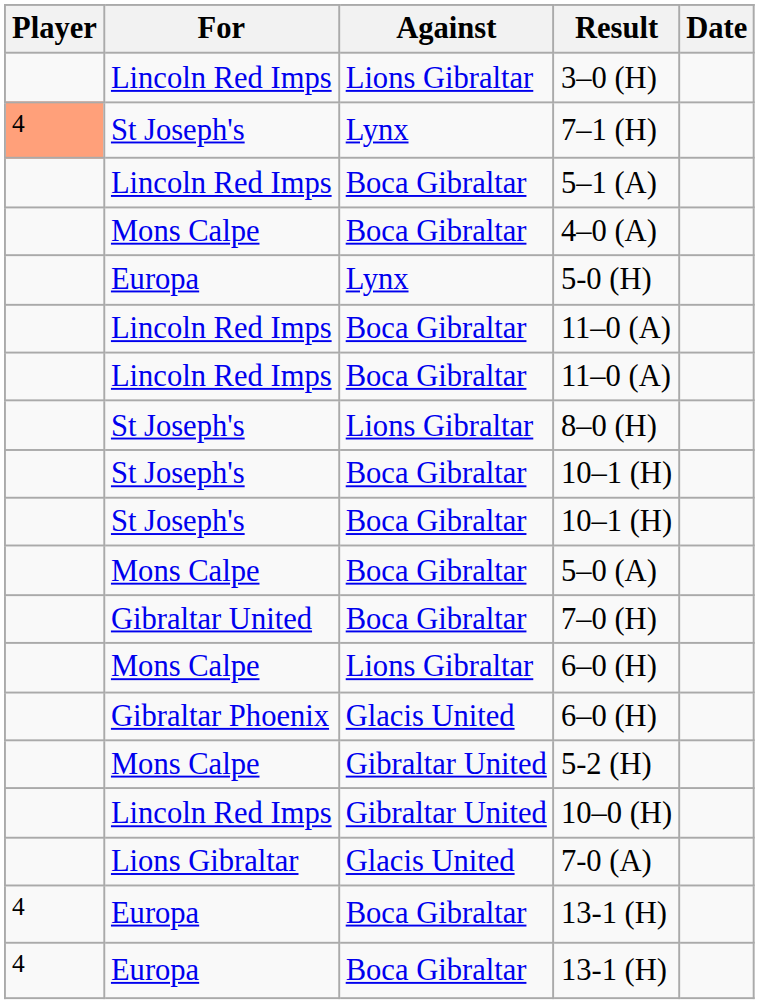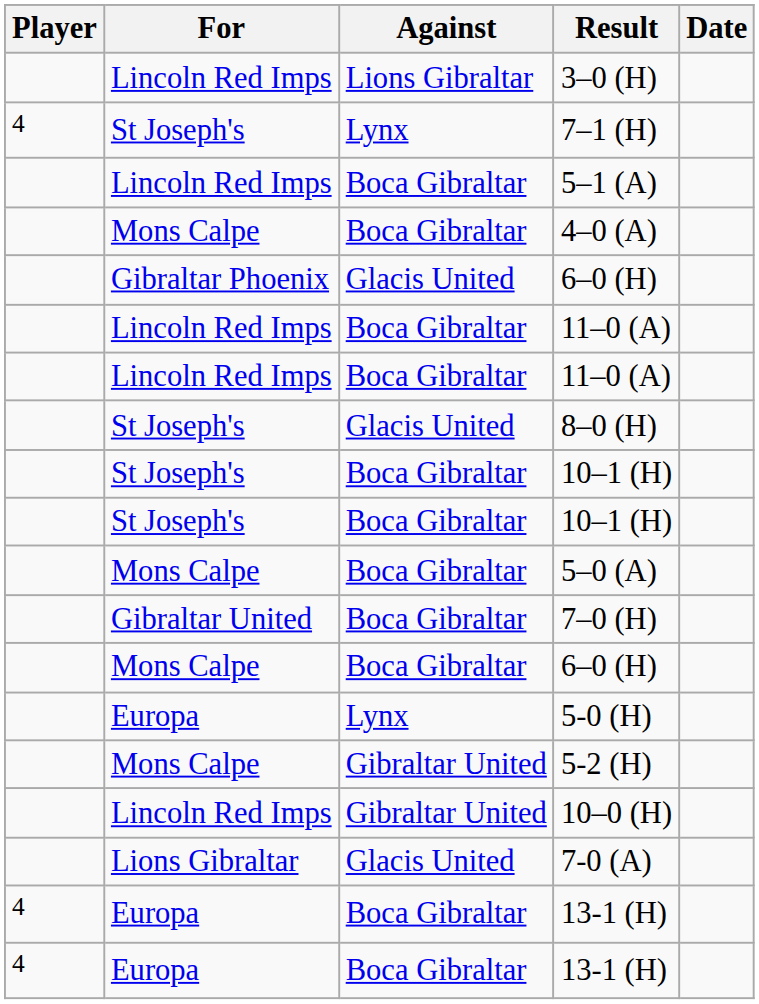(18, 123) lightsalmon background -> (18, 123) no background
rows swapped: (220, 715) <-> (155, 279)
(439, 424) Lions Gibraltar -> (430, 424) Glacis United
(439, 667) Lions Gibraltar -> (436, 667) Boca Gibraltar
